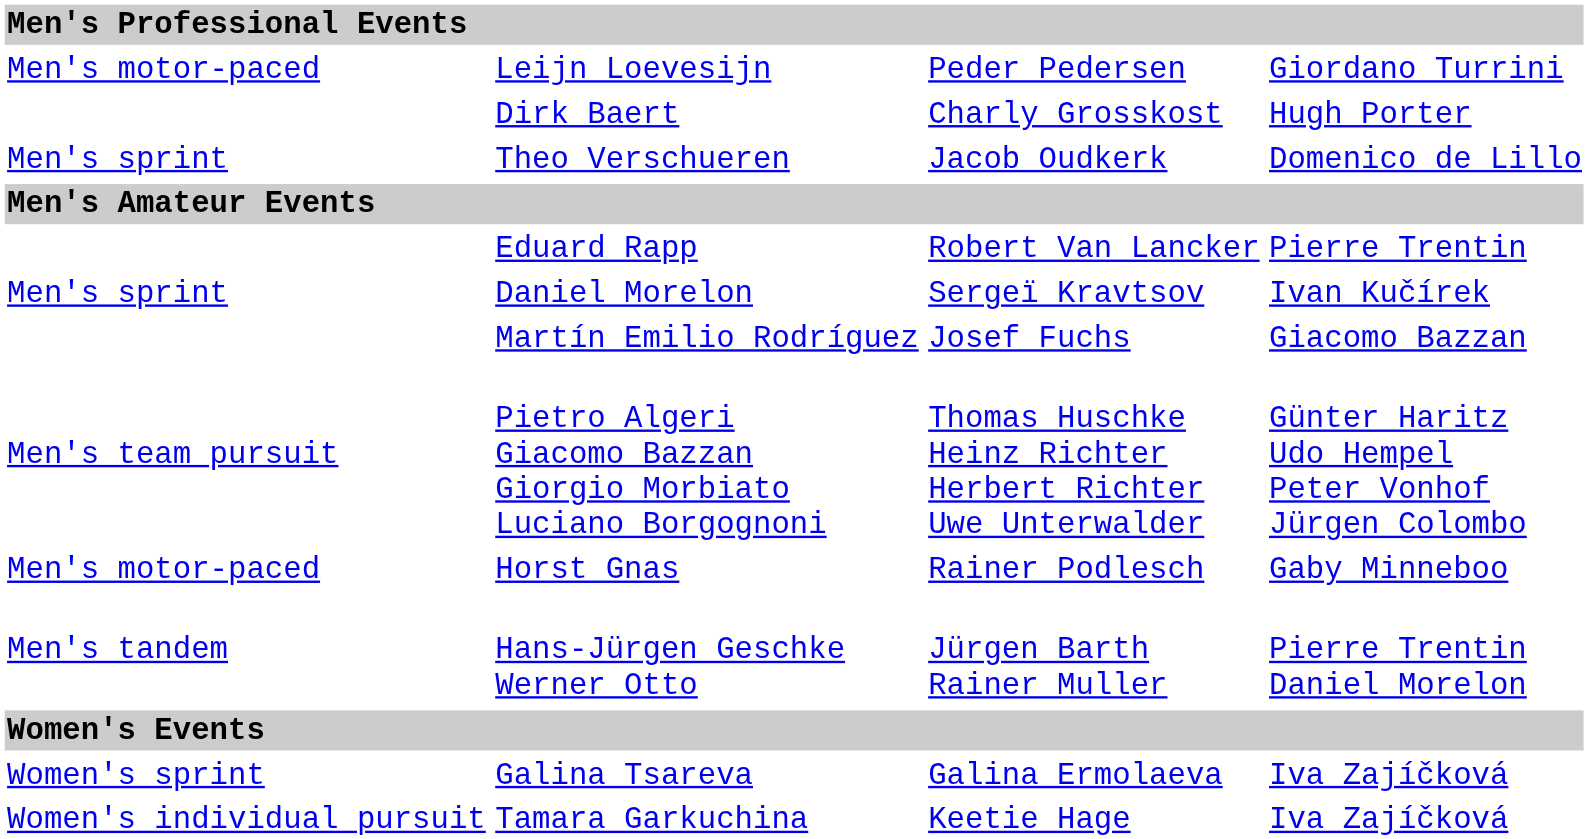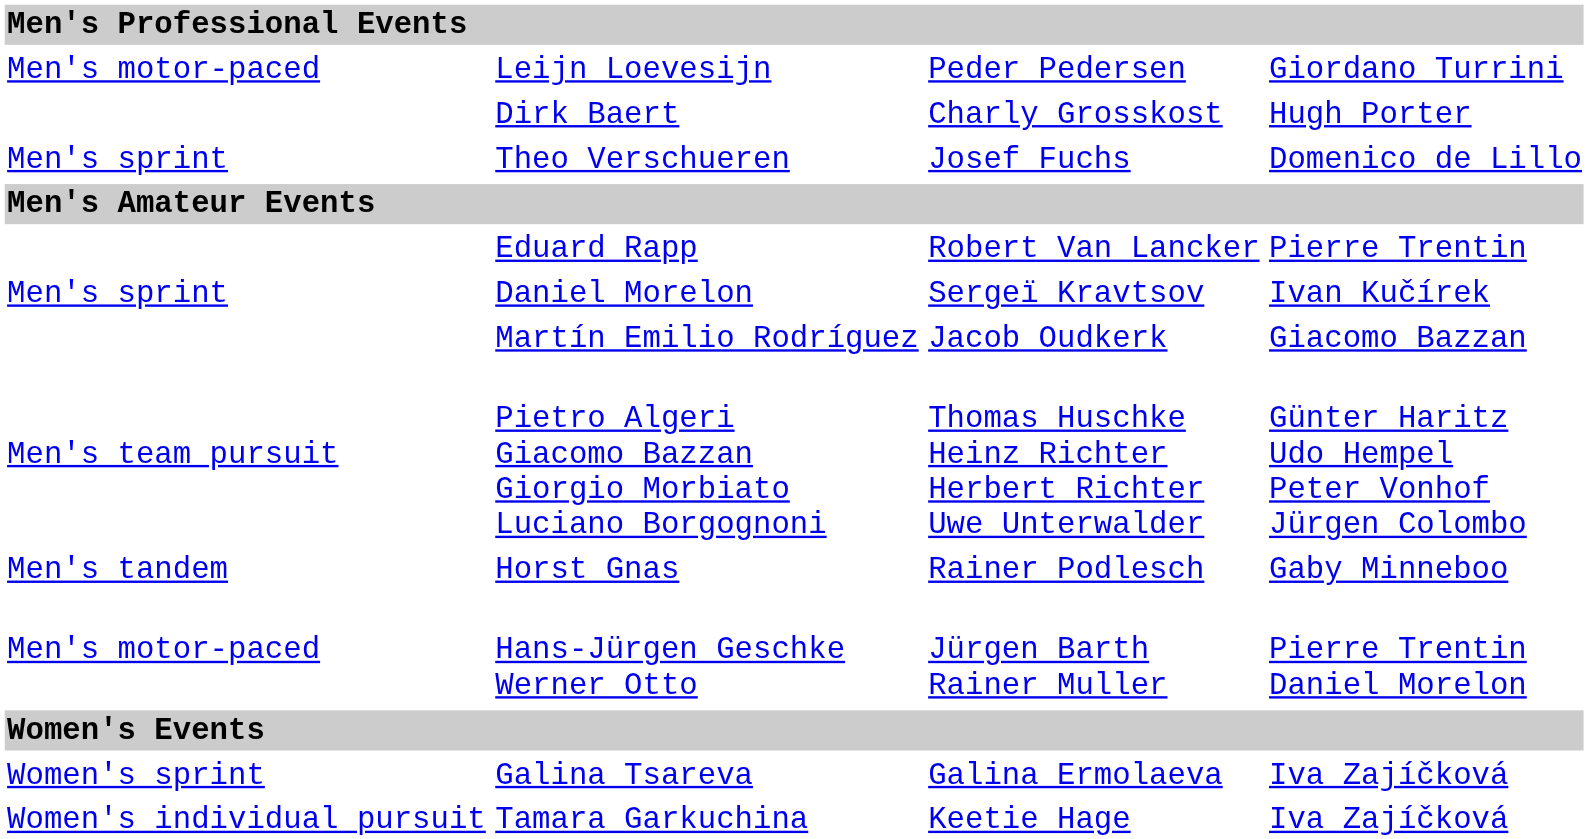(1048, 159) Jacob Oudkerk -> (1029, 159) Josef Fuchs
(1029, 339) Josef Fuchs -> (1048, 339) Jacob Oudkerk
(164, 570) Men's motor-paced -> (118, 570) Men's tandem
(118, 650) Men's tandem -> (164, 650) Men's motor-paced
